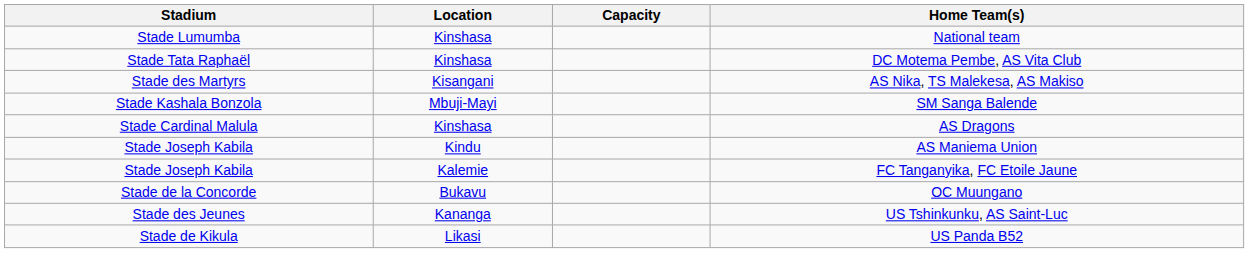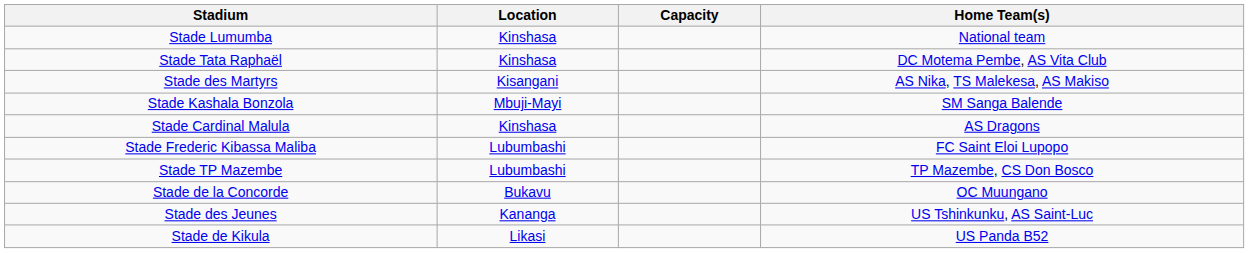- row: (977, 148)
+ row: (1002, 148)
+ row: (1002, 170)
- row: (977, 170)
